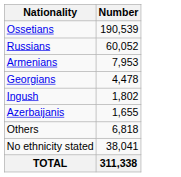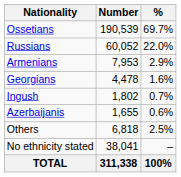+ column: (158, 12)
